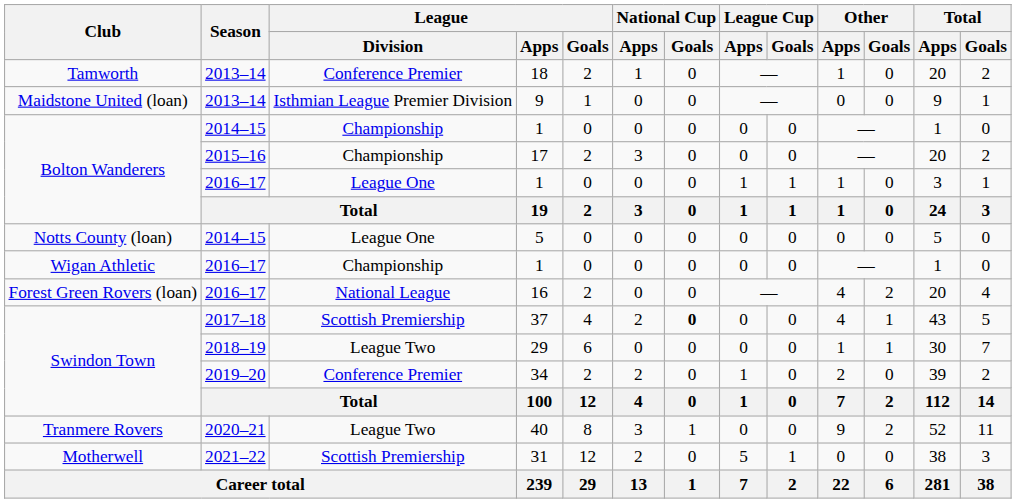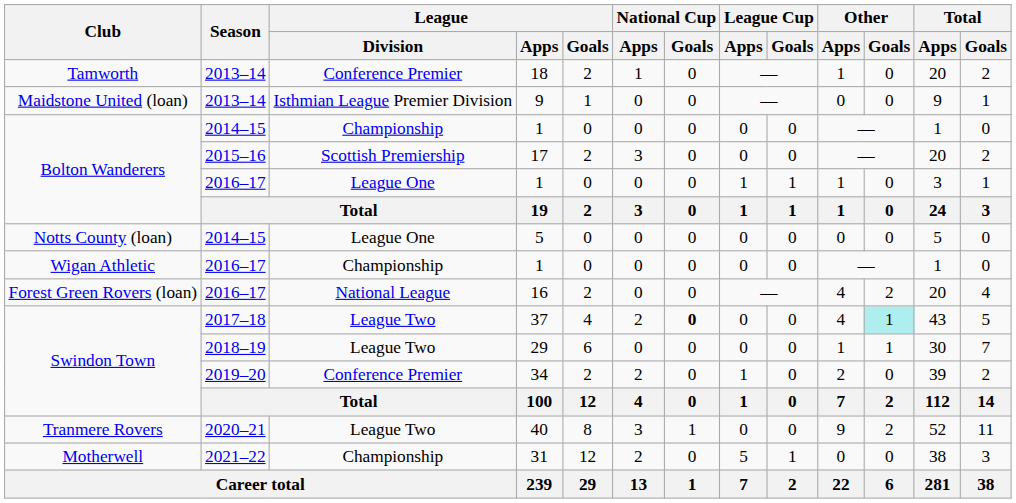(393, 155) Championship -> (393, 155) Scottish Premiership
(393, 319) Scottish Premiership -> (393, 319) League Two
(889, 319) no background -> (889, 319) paleturquoise background
(393, 456) Scottish Premiership -> (393, 456) Championship
